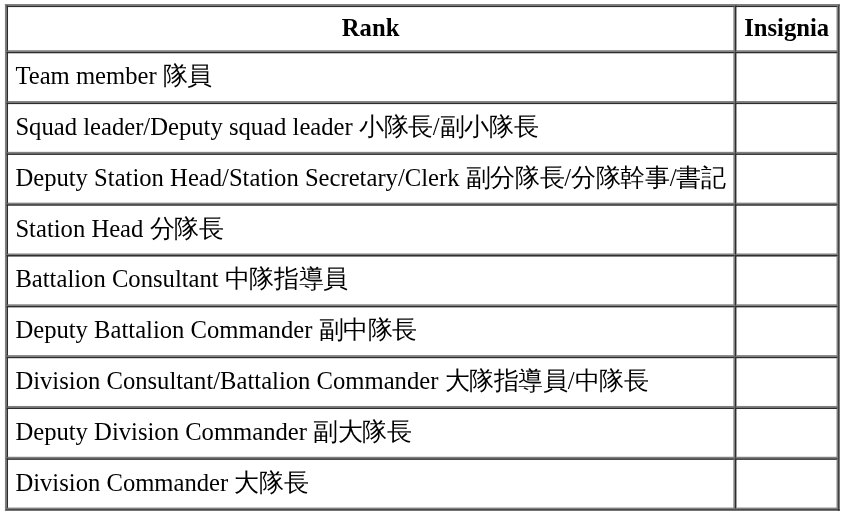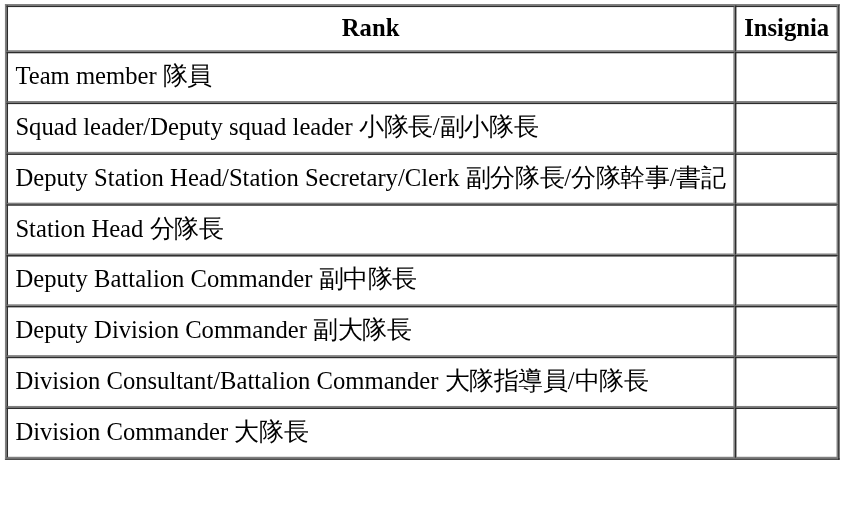- row: (182, 279)
rows swapped: (332, 381) <-> (214, 431)
